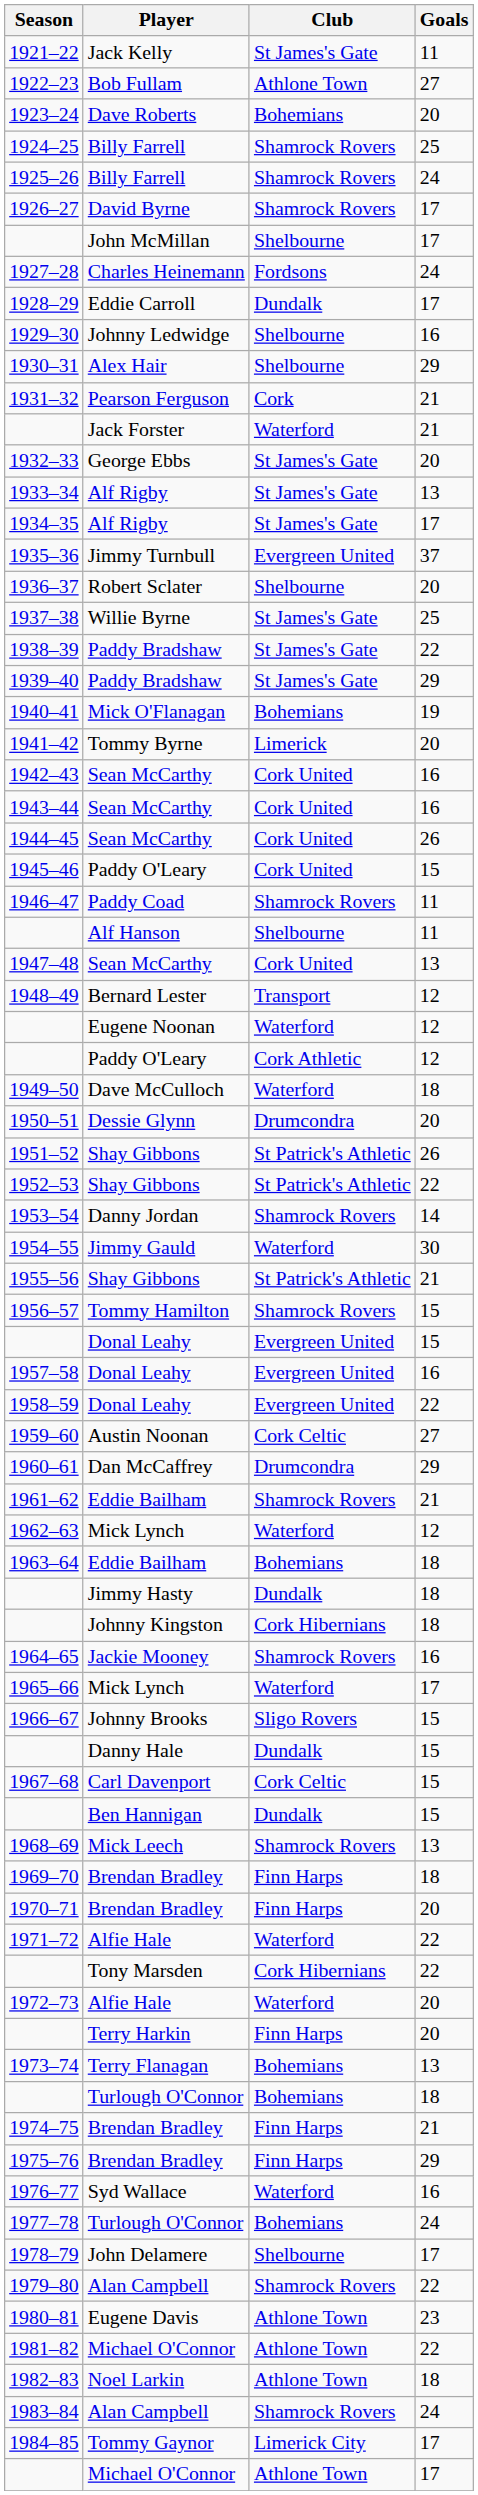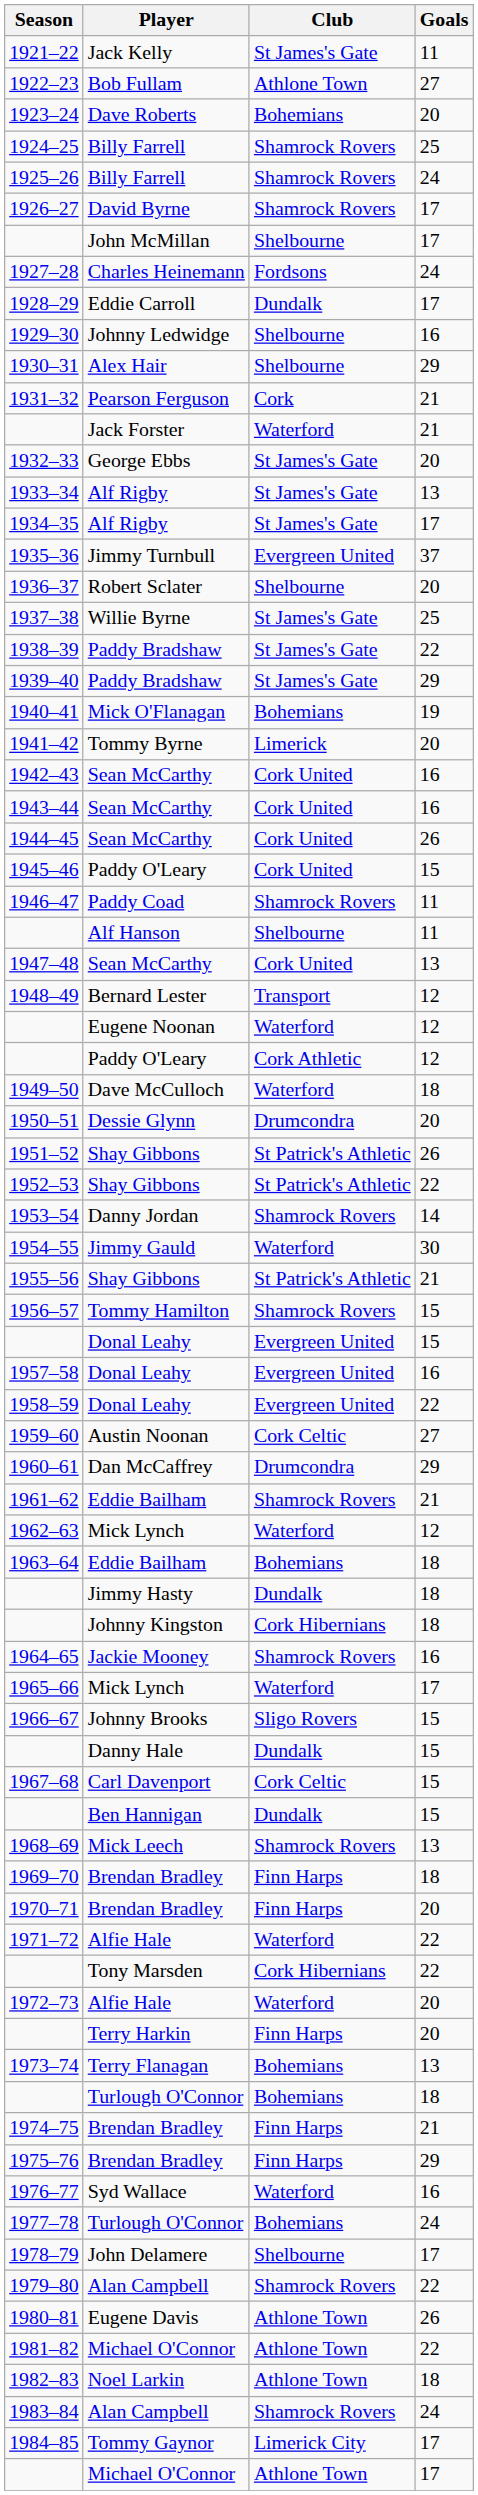(430, 2317) 23 -> (430, 2317) 26
